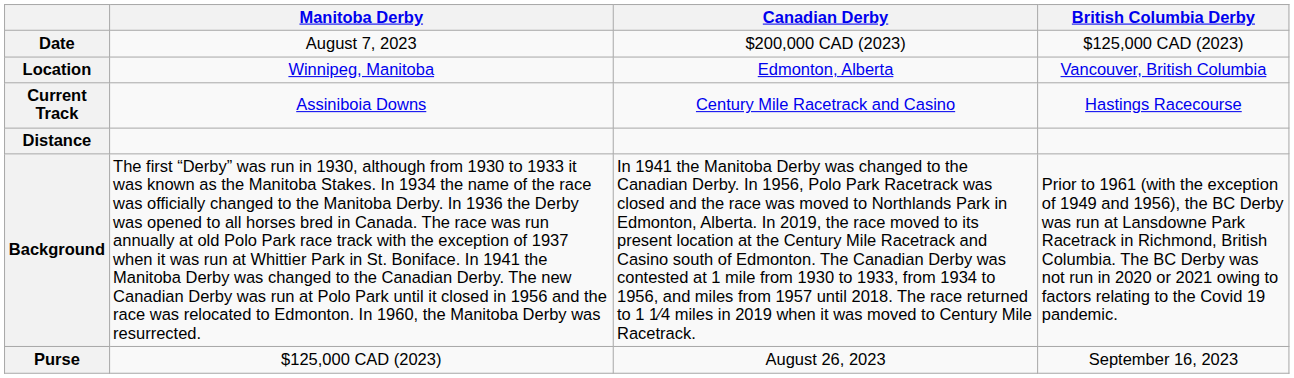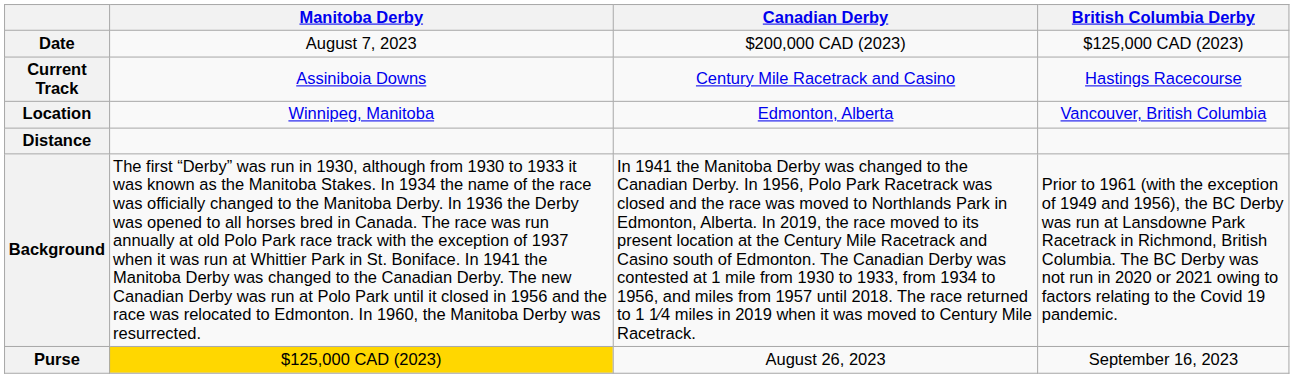rows swapped: (57, 105) <-> (57, 69)
(361, 359) no background -> (361, 359) gold background
